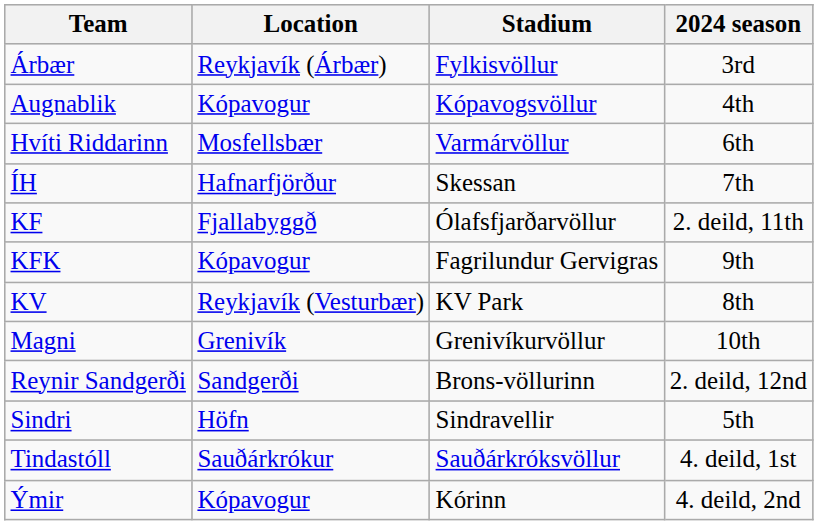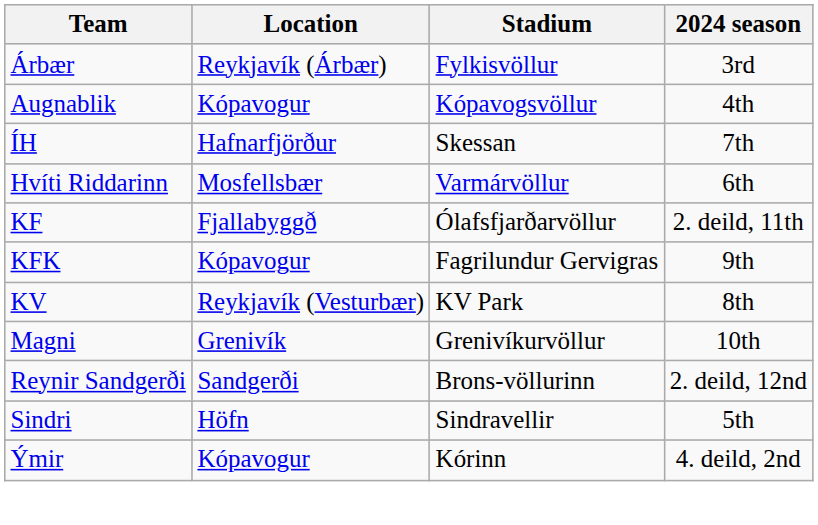rows swapped: (89, 143) <-> (24, 182)
- row: (61, 459)
